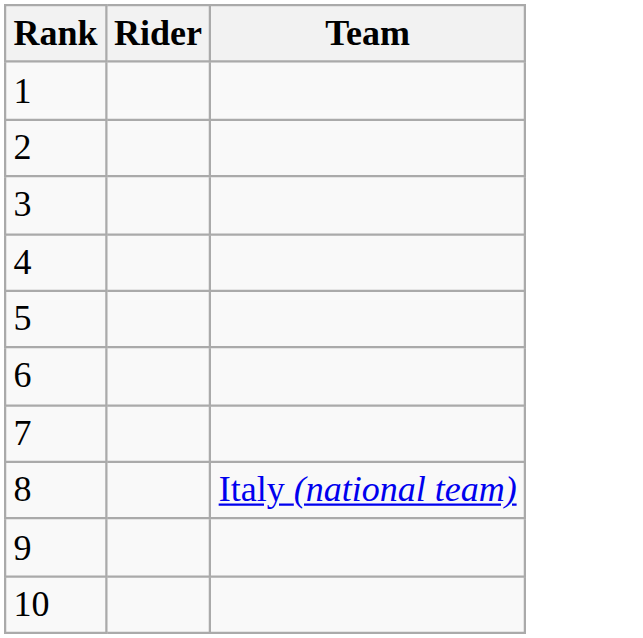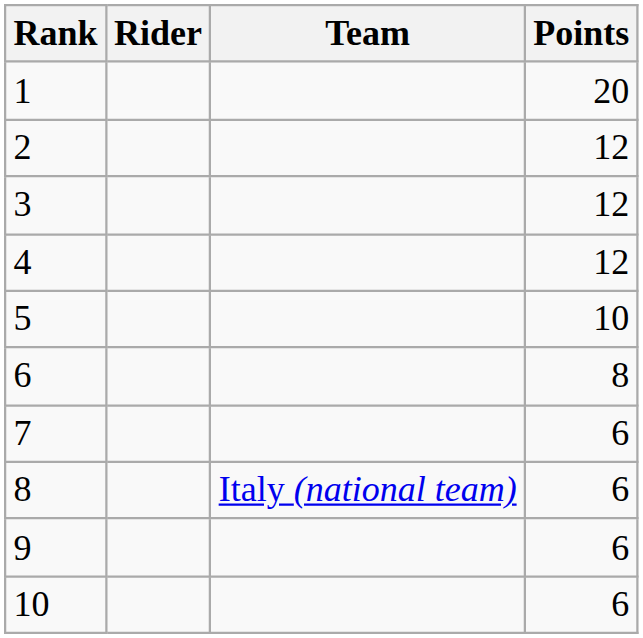+ column: (581, 33)
